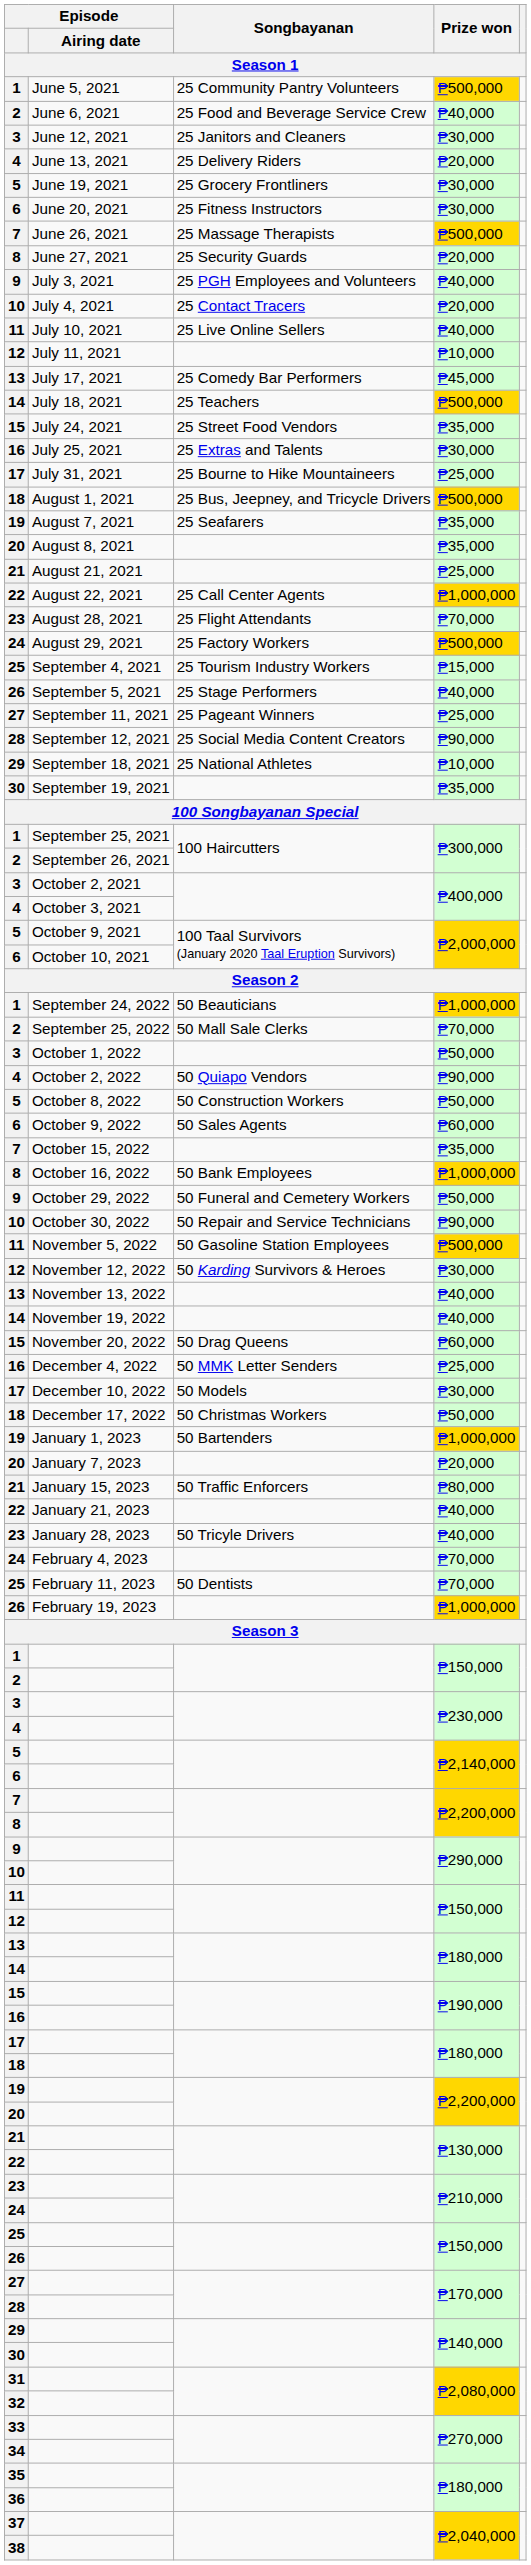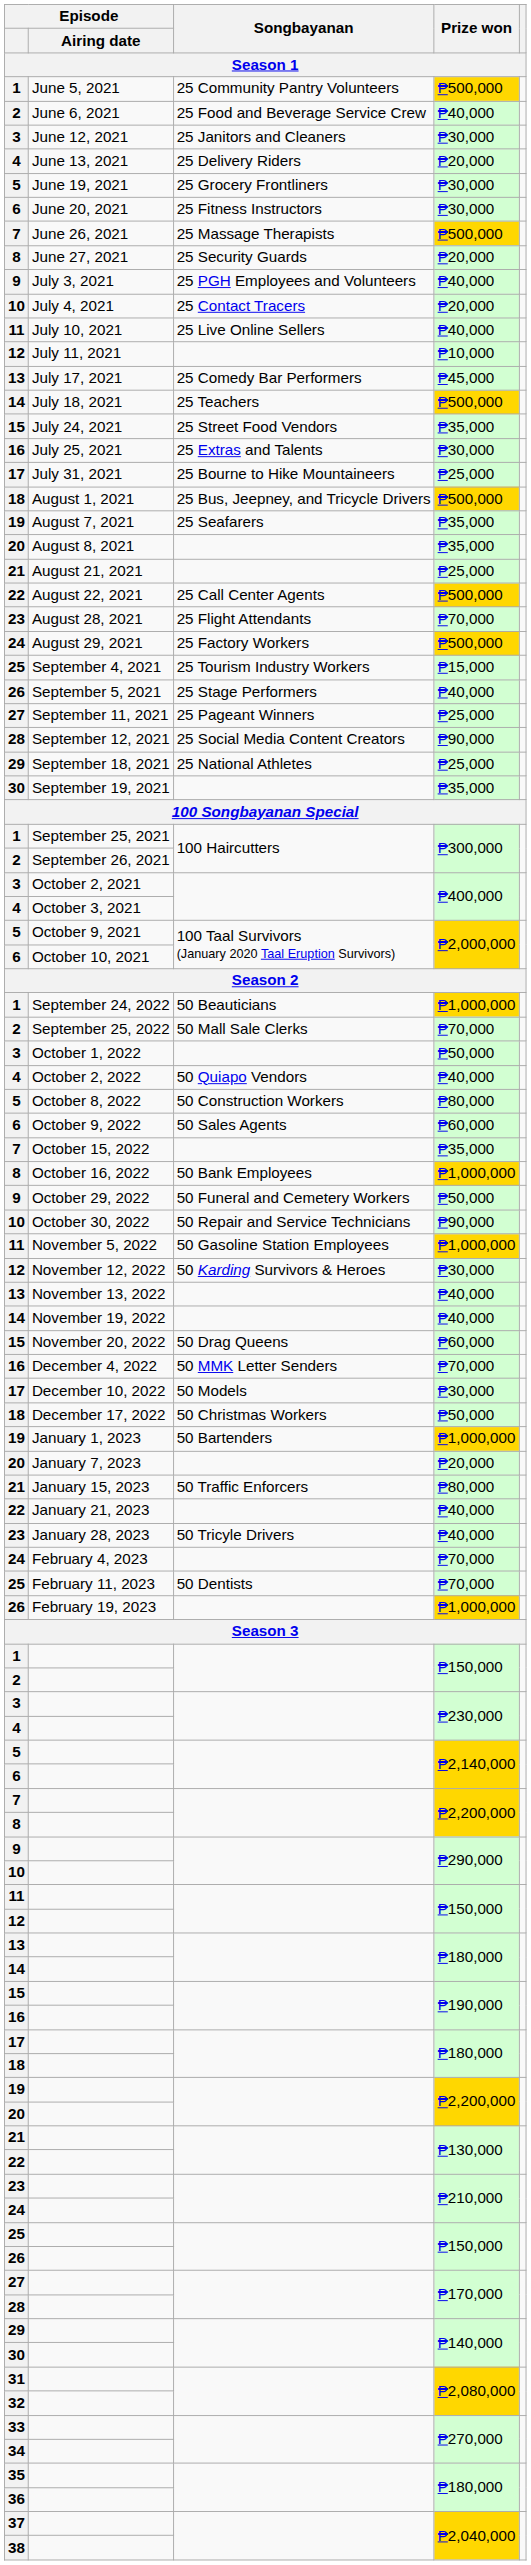(477, 595) ₱1,000,000 -> (470, 595) ₱500,000
(466, 763) ₱10,000 -> (466, 763) ₱25,000
(466, 1077) ₱90,000 -> (466, 1077) ₱40,000
(466, 1101) ₱50,000 -> (466, 1101) ₱80,000
(470, 1245) ₱500,000 -> (477, 1245) ₱1,000,000
(466, 1366) ₱25,000 -> (466, 1366) ₱70,000
